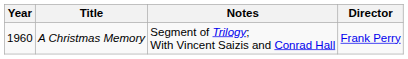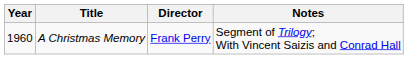columns swapped: (371, 13) <-> (243, 13)
